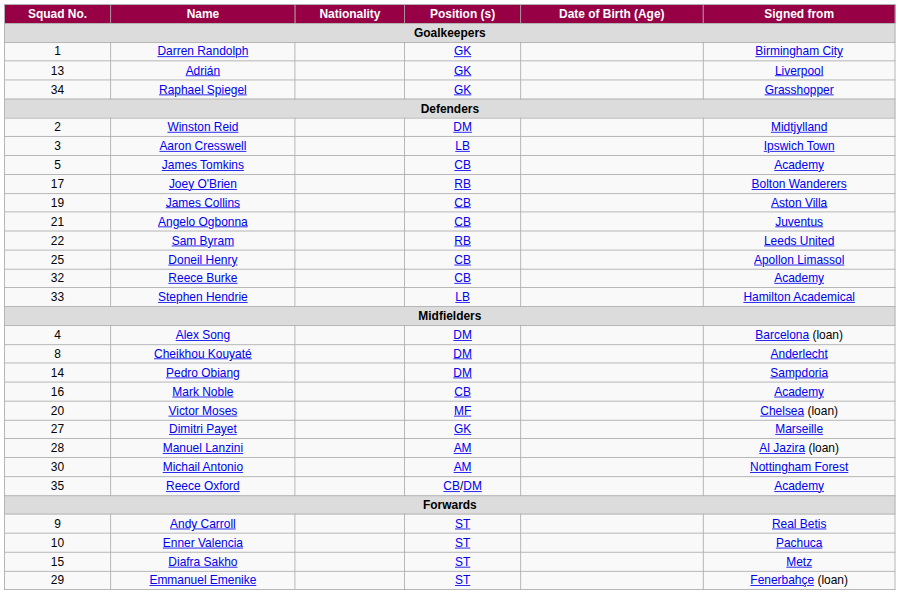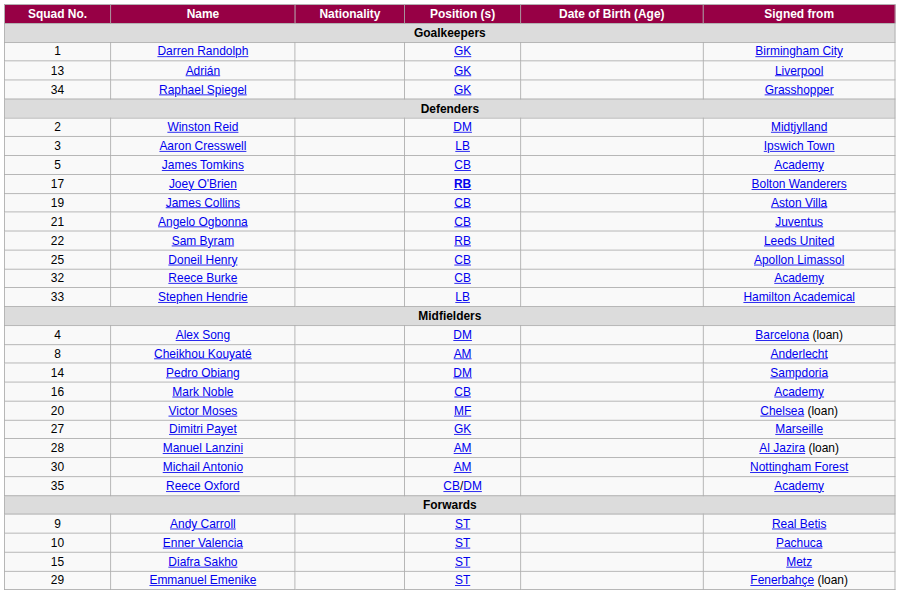(463, 184) normal -> (463, 184) bold
(463, 354) DM -> (463, 354) AM
